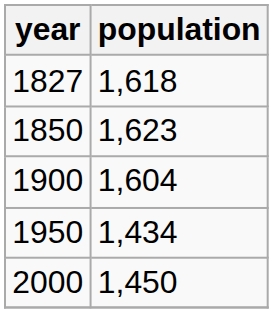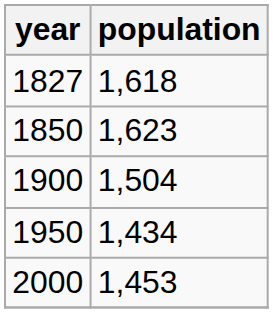(138, 181) 1,604 -> (138, 181) 1,504
(138, 282) 1,450 -> (138, 282) 1,453
